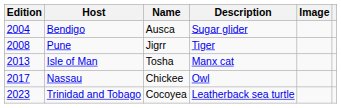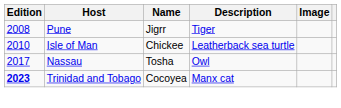- row: (66, 29)
(18, 62) 2013 -> (18, 45) 2010
(160, 62) Tosha -> (165, 45) Chickee
(213, 62) Manx cat -> (243, 45) Leatherback sea turtle
(165, 78) Chickee -> (160, 62) Tosha
(18, 95) normal -> (18, 78) bold
(243, 95) Leatherback sea turtle -> (213, 78) Manx cat
